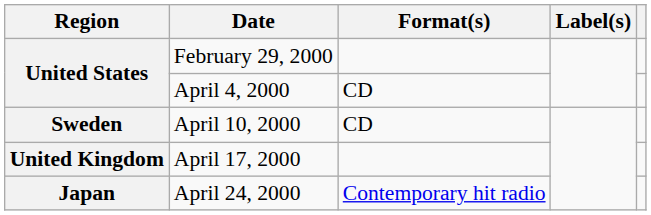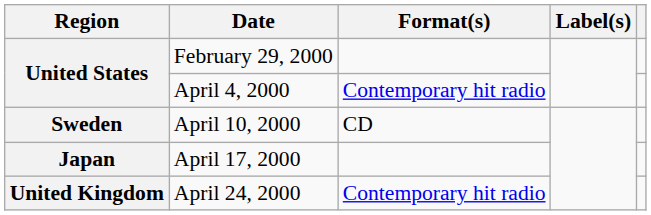(358, 90) CD -> (444, 90) Contemporary hit radio
(87, 158) United Kingdom -> (87, 158) Japan
(87, 192) Japan -> (87, 192) United Kingdom
